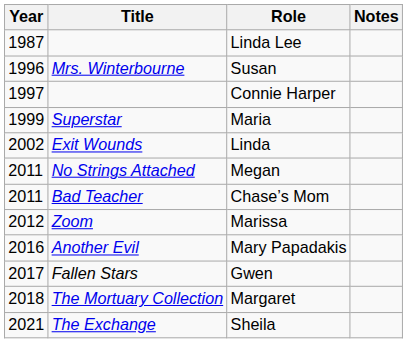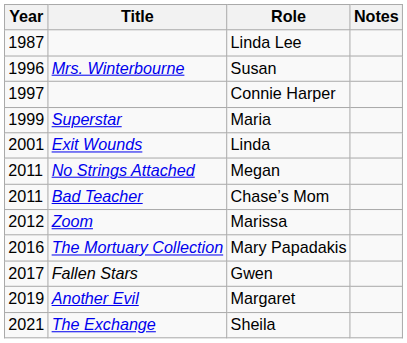(26, 145) 2002 -> (26, 145) 2001
(95, 247) Another Evil -> (137, 247) The Mortuary Collection
(26, 299) 2018 -> (26, 299) 2019
(137, 299) The Mortuary Collection -> (95, 299) Another Evil
